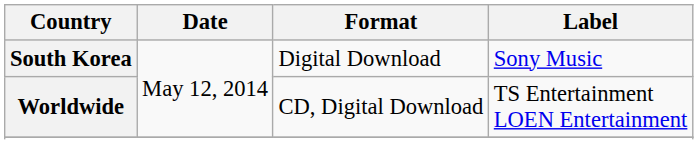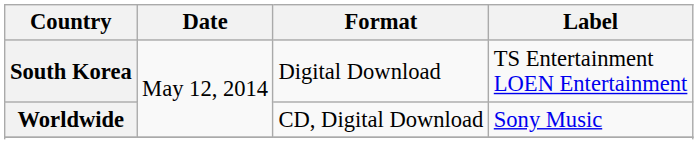(548, 58) Sony Music -> (591, 70) TS Entertainment LOEN Entertainment
(591, 106) TS Entertainment LOEN Entertainment -> (548, 119) Sony Music
